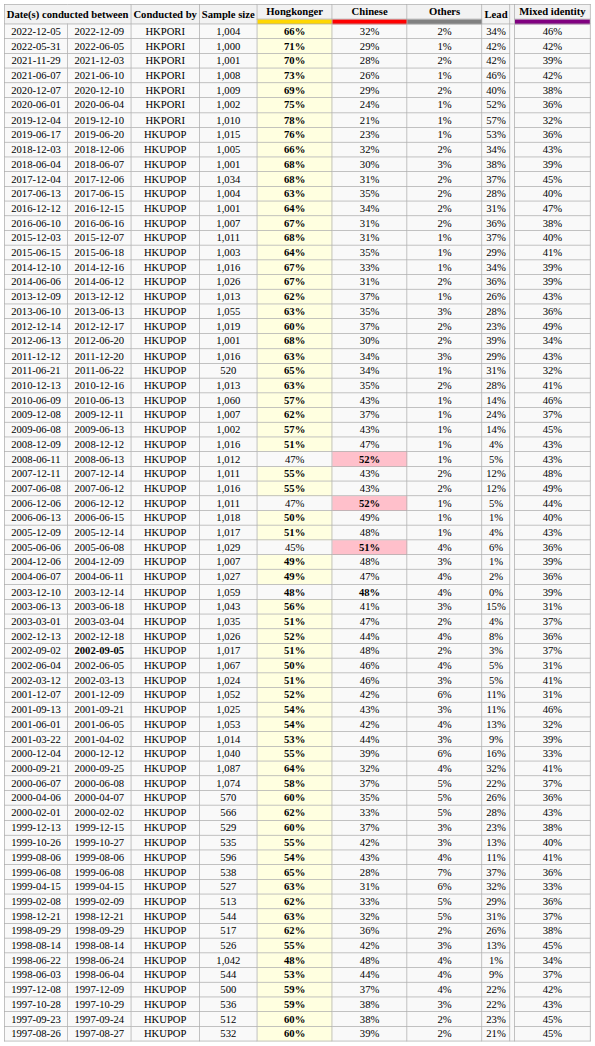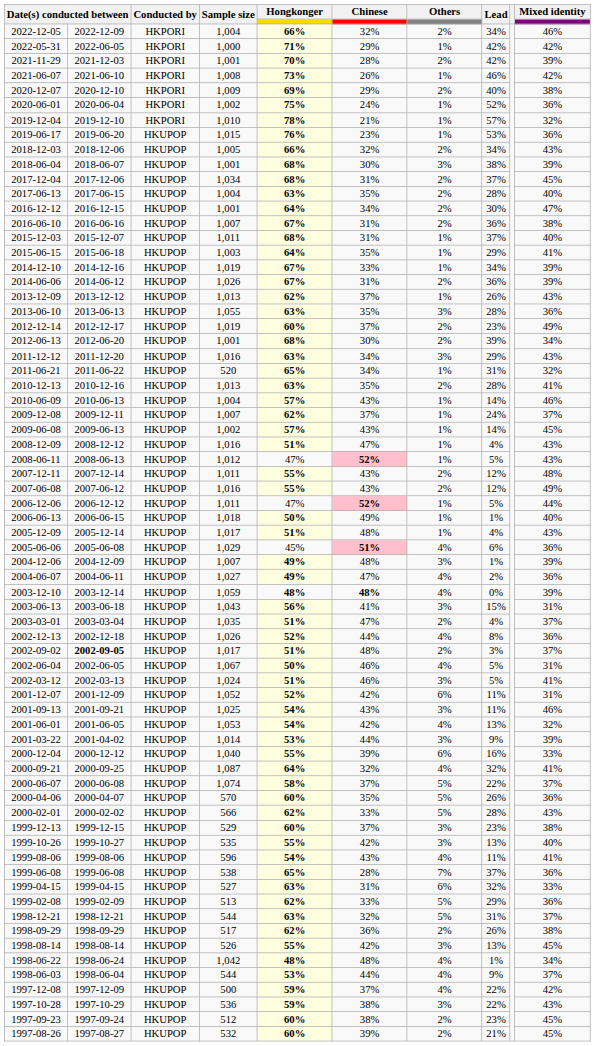(496, 208) 31% -> (496, 208) 30%
(228, 267) 1,016 -> (228, 267) 1,019
(228, 400) 1,060 -> (228, 400) 1,004
